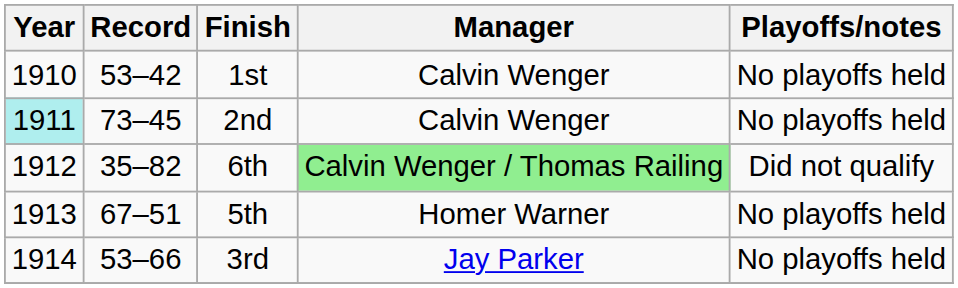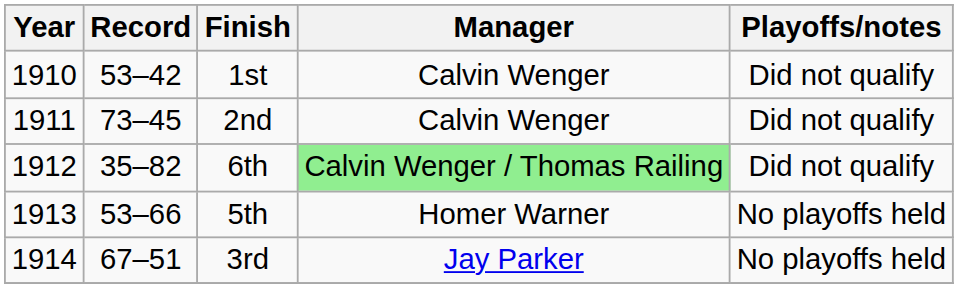(841, 74) No playoffs held -> (841, 74) Did not qualify
(44, 120) paleturquoise background -> (44, 120) no background
(841, 120) No playoffs held -> (841, 120) Did not qualify
(141, 213) 67–51 -> (141, 213) 53–66
(141, 259) 53–66 -> (141, 259) 67–51
